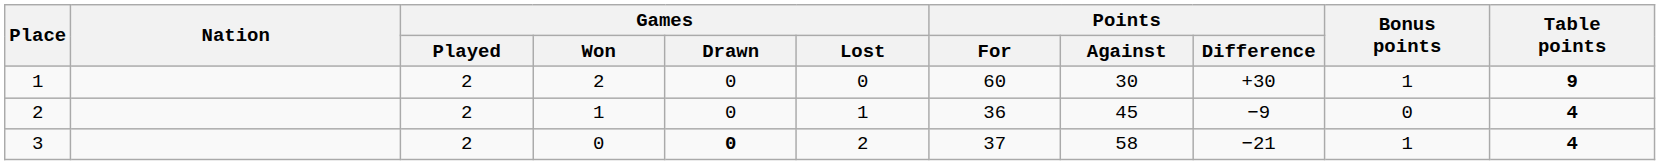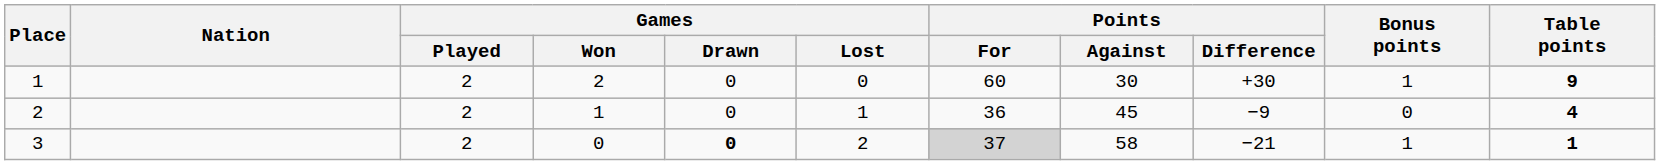(995, 144) no background -> (995, 144) lightgrey background
(1572, 144) 4 -> (1572, 144) 1
